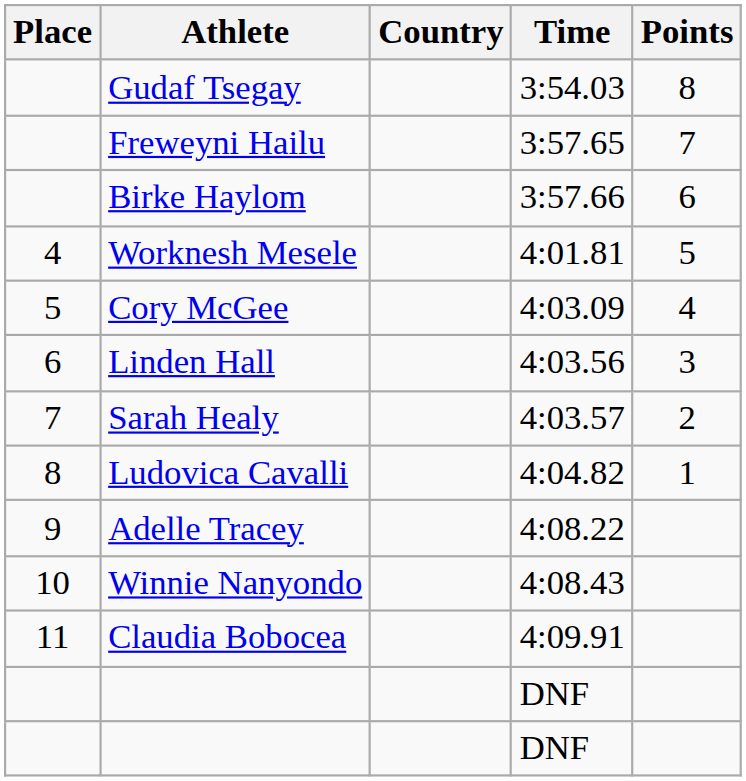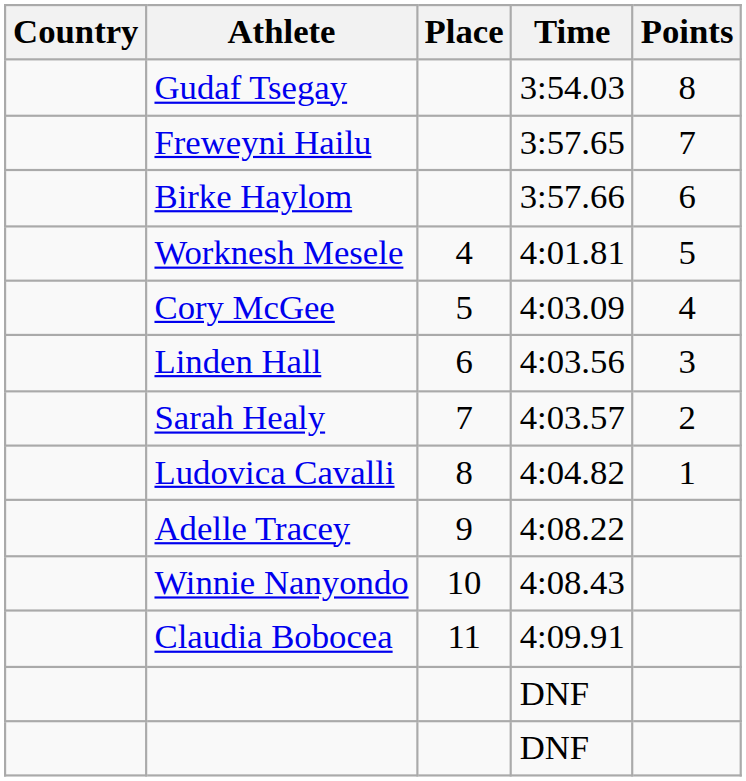columns swapped: (53, 32) <-> (441, 32)
